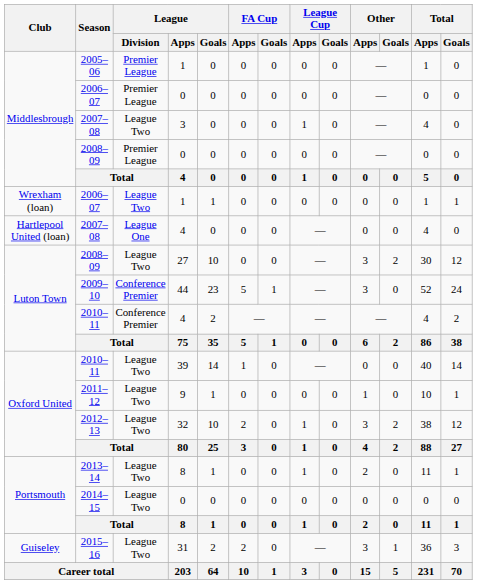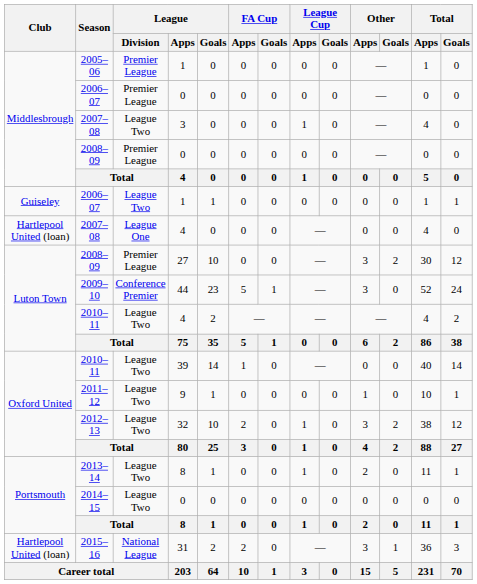(40, 201) Wrexham (loan) -> (40, 201) Guiseley
(140, 260) League Two -> (140, 260) Premier League
(140, 319) Conference Premier -> (140, 319) League Two
(40, 547) Guiseley -> (40, 547) Hartlepool United (loan)
(140, 547) League Two -> (140, 547) National League
